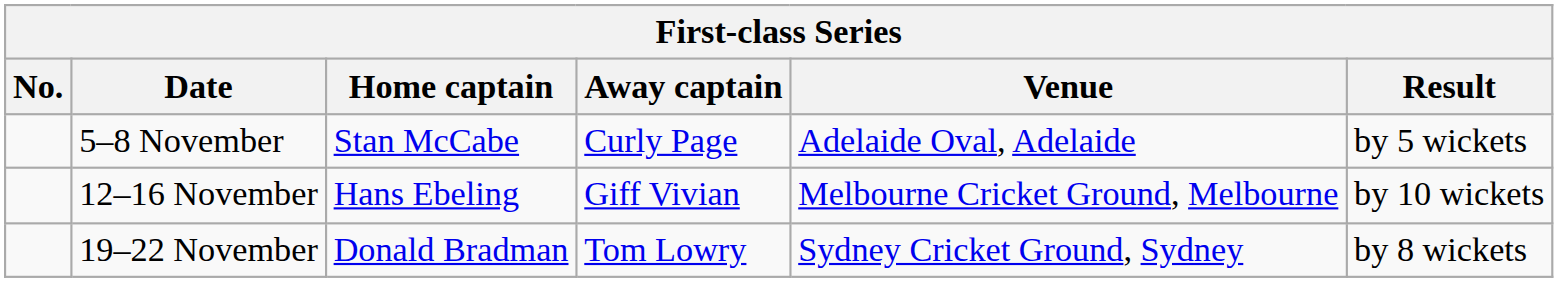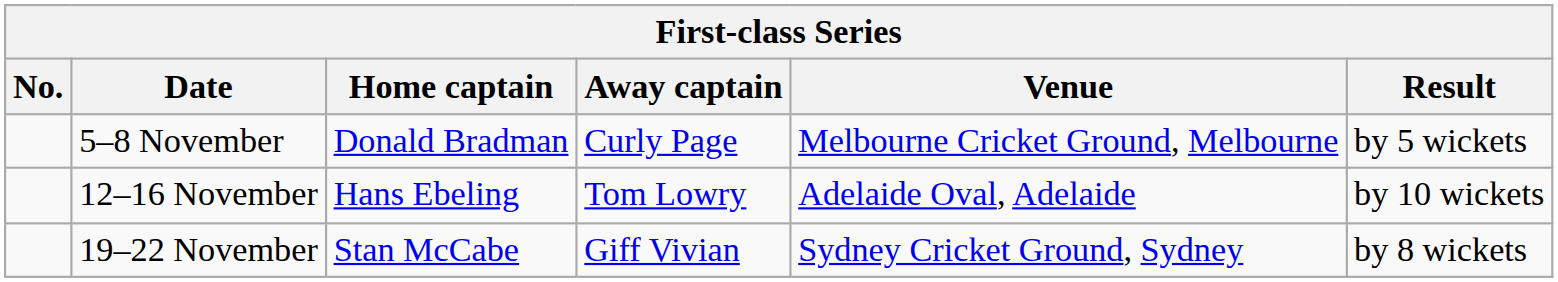(426, 140) Stan McCabe -> (451, 140) Donald Bradman
(967, 140) Adelaide Oval, Adelaide -> (1068, 140) Melbourne Cricket Ground, Melbourne
(662, 194) Giff Vivian -> (665, 194) Tom Lowry
(1068, 194) Melbourne Cricket Ground, Melbourne -> (967, 194) Adelaide Oval, Adelaide
(451, 248) Donald Bradman -> (426, 248) Stan McCabe
(665, 248) Tom Lowry -> (662, 248) Giff Vivian
